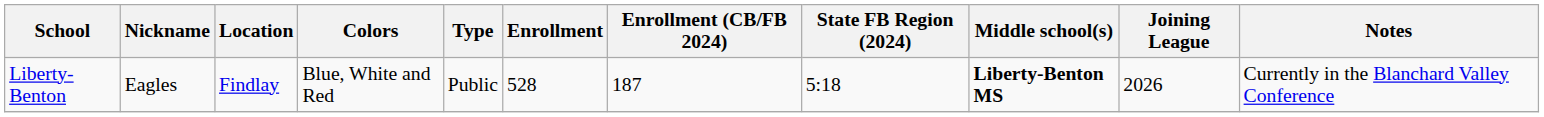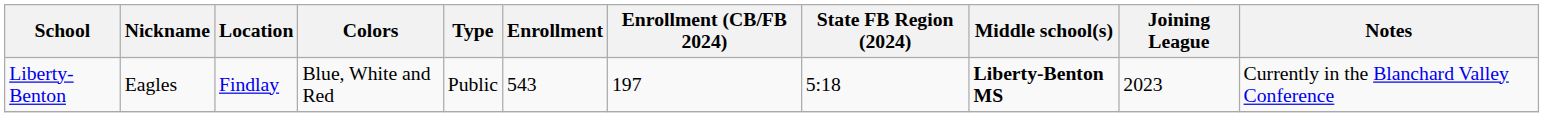(522, 84) 528 -> (522, 84) 543
(627, 84) 187 -> (627, 84) 197
(1143, 84) 2026 -> (1143, 84) 2023
